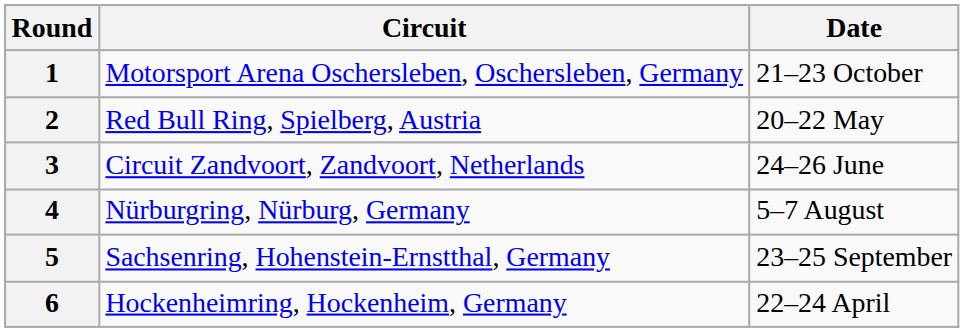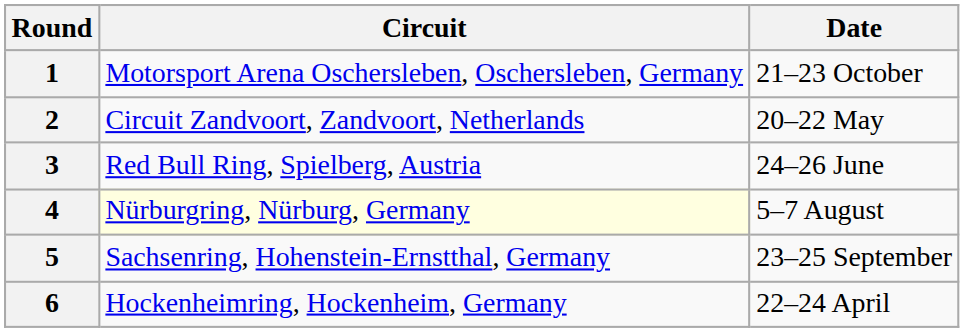(293, 119) Red Bull Ring, Spielberg, Austria -> (345, 119) Circuit Zandvoort, Zandvoort, Netherlands
(345, 165) Circuit Zandvoort, Zandvoort, Netherlands -> (293, 165) Red Bull Ring, Spielberg, Austria
(288, 211) no background -> (288, 211) lightyellow background
